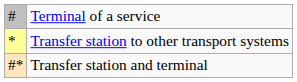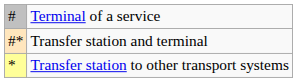rows swapped: (160, 41) <-> (119, 65)
